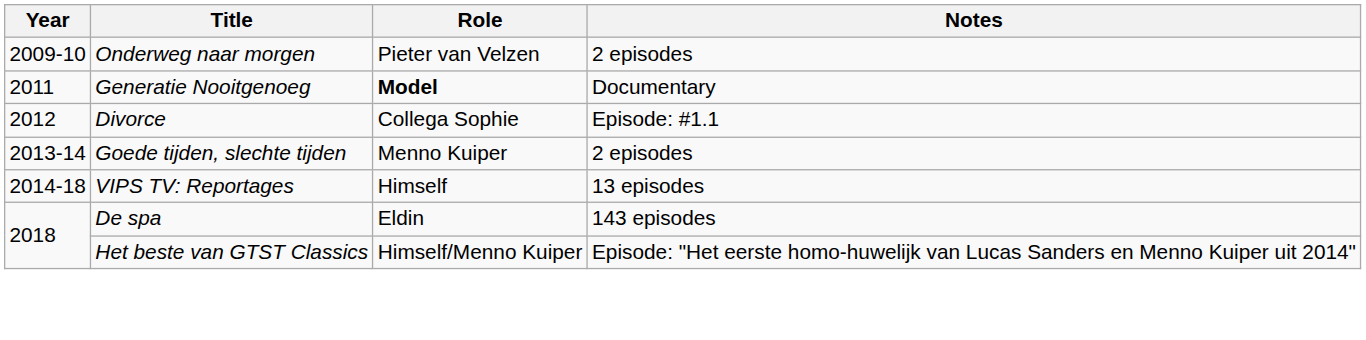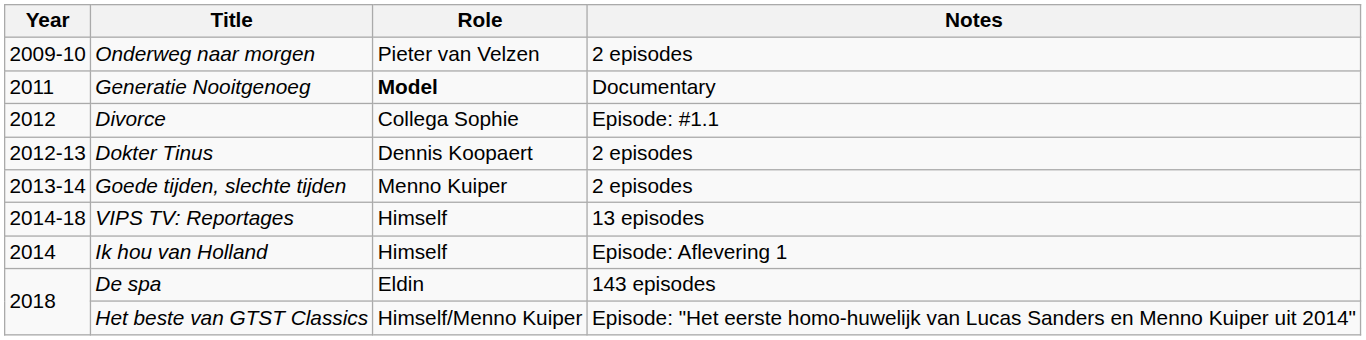+ row: (154, 152)
+ row: (182, 251)
